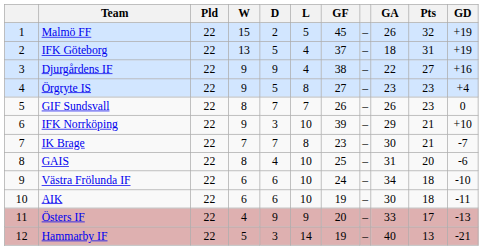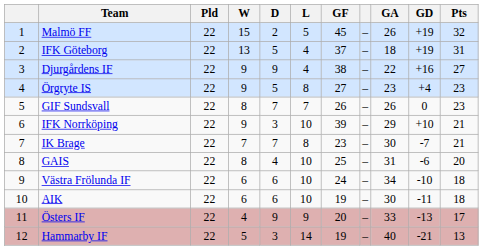columns swapped: (463, 13) <-> (428, 13)
